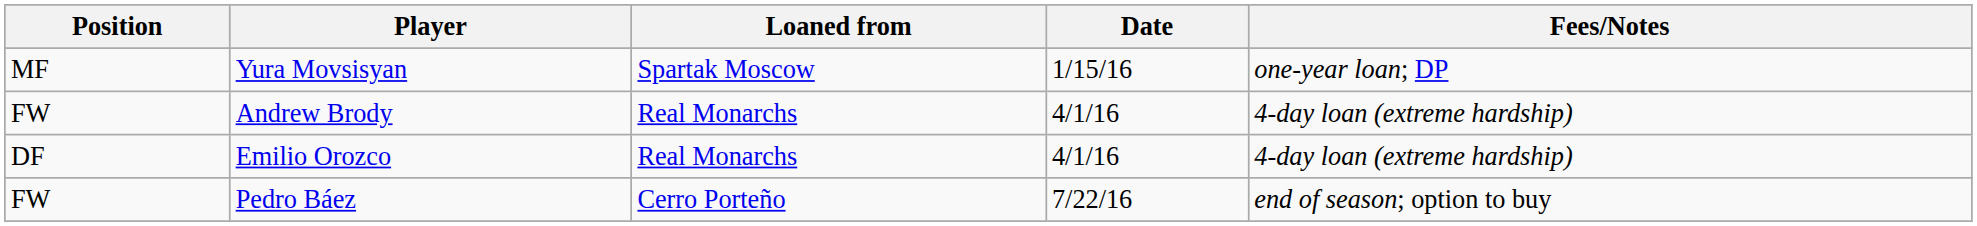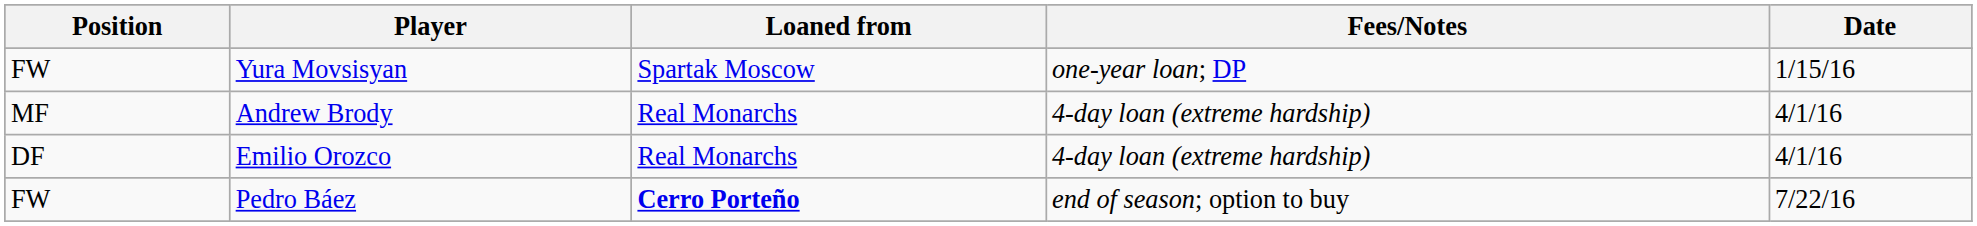columns swapped: (1610, 26) <-> (1147, 26)
(30, 69) MF -> (31, 69) FW
(31, 113) FW -> (30, 113) MF
(711, 199) normal -> (719, 199) bold
